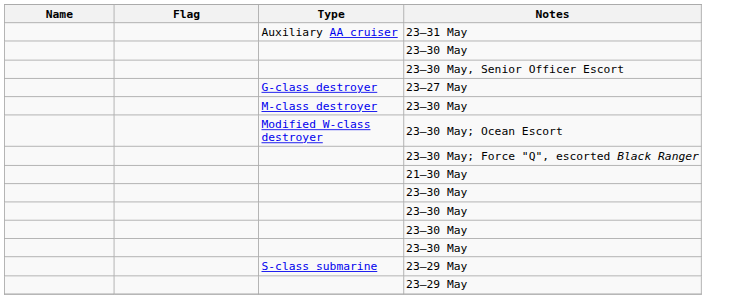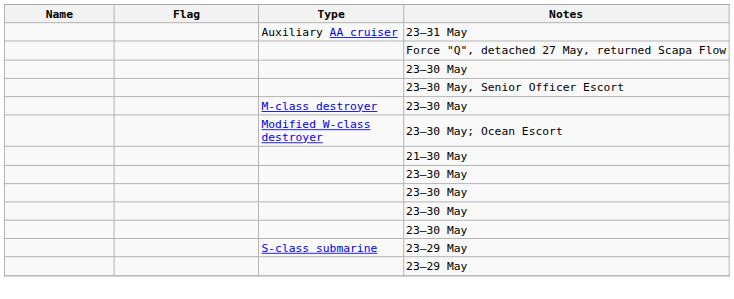+ row: (331, 51)
- row: (319, 87)
- row: (331, 156)
